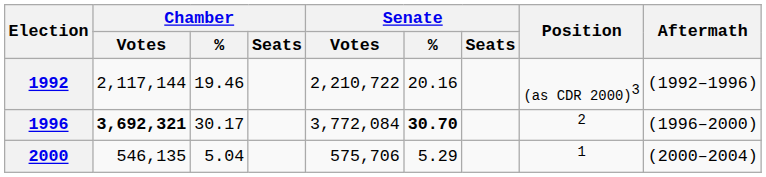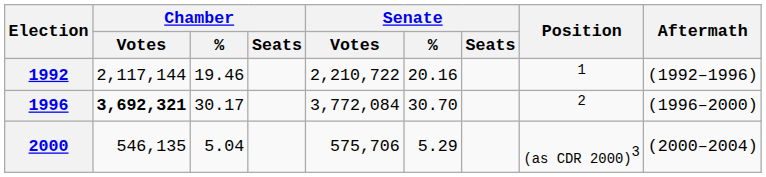(582, 93) (as CDR 2000)3 -> (582, 71) 1
(433, 125) bold -> (433, 106) normal
(582, 152) 1 -> (582, 156) (as CDR 2000)3
